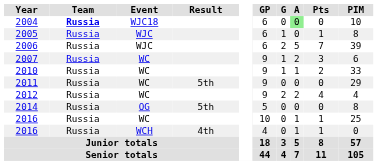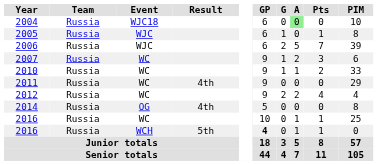(83, 22) bold -> (83, 22) normal
(206, 82) 5th -> (206, 82) 4th
(206, 107) 5th -> (206, 107) 4th
(206, 131) 4th -> (206, 131) 5th
(265, 131) normal -> (265, 131) bold
